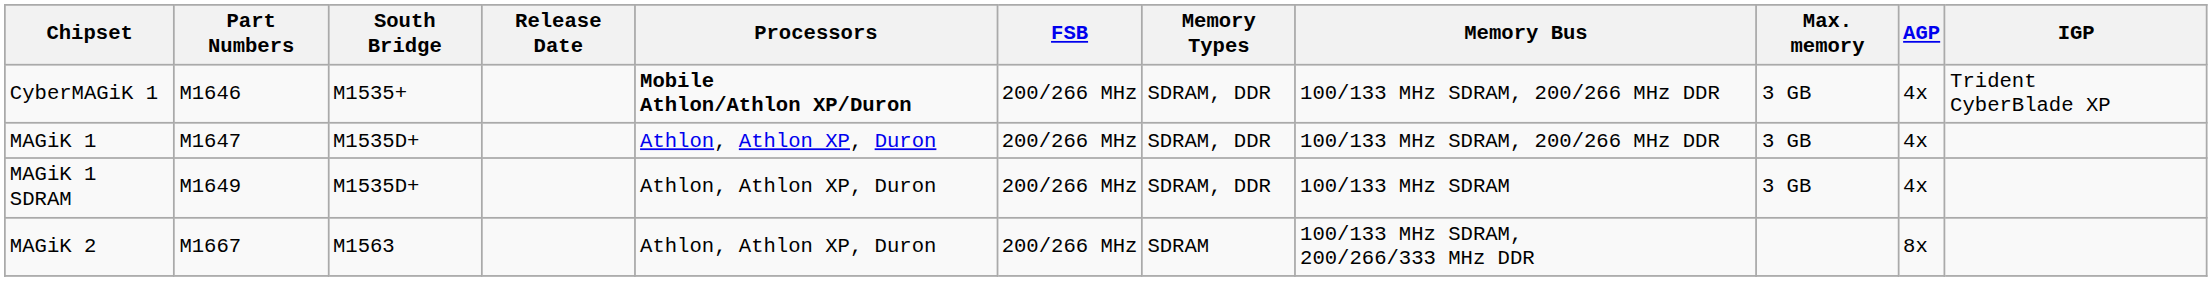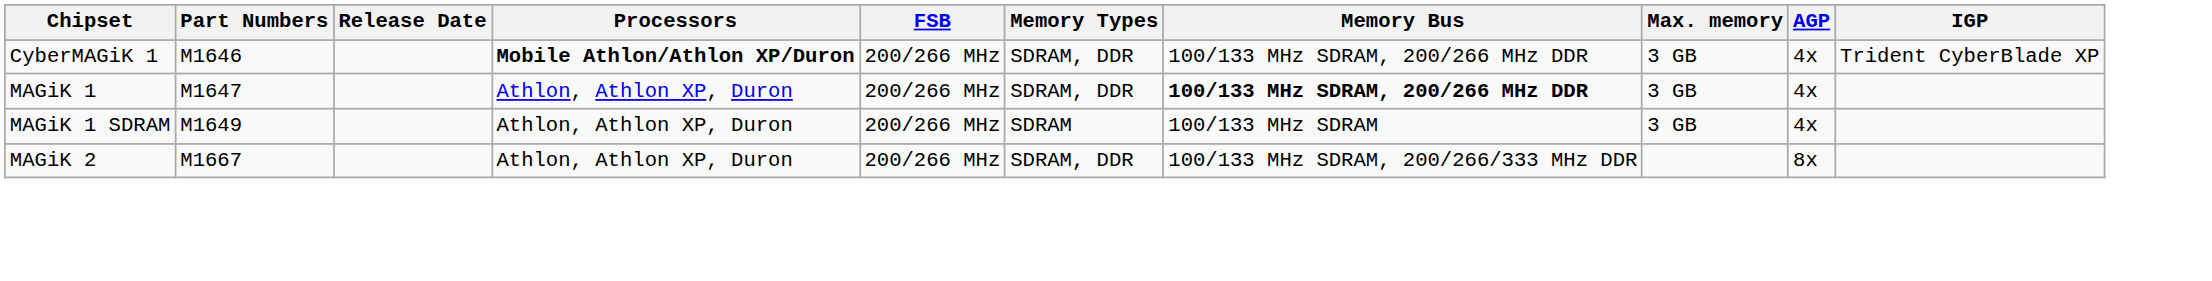- column: (405, 34)
(1510, 140) normal -> (1378, 91) bold
(1209, 187) SDRAM, DDR -> (1041, 126) SDRAM
(1178, 246) SDRAM -> (1072, 160) SDRAM, DDR
